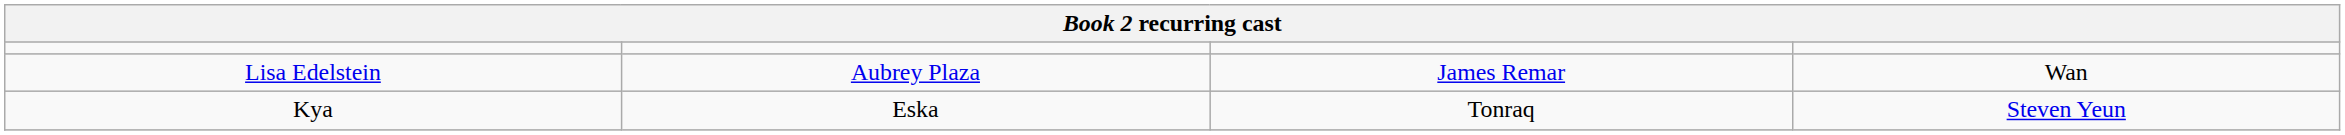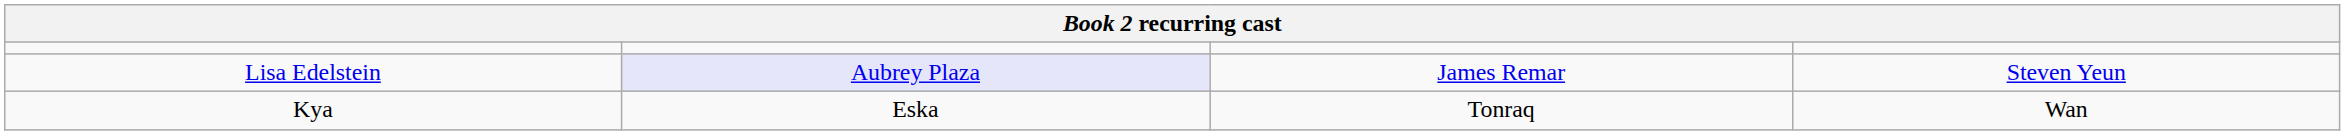(915, 72) no background -> (915, 72) lavender background
(2066, 72) Wan -> (2066, 72) Steven Yeun
(2066, 110) Steven Yeun -> (2066, 110) Wan
